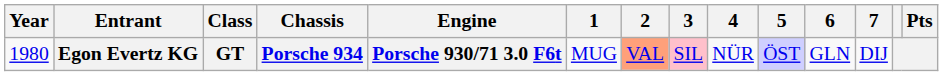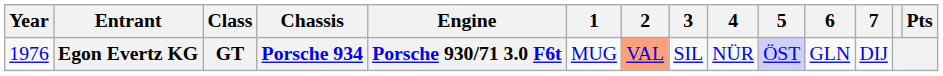(29, 53) 1980 -> (29, 53) 1976
(688, 53) pink background -> (688, 53) no background
